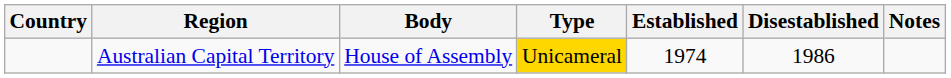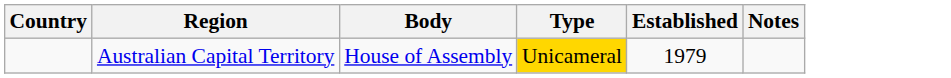- column: (813, 21)
(685, 55) 1974 -> (685, 55) 1979
